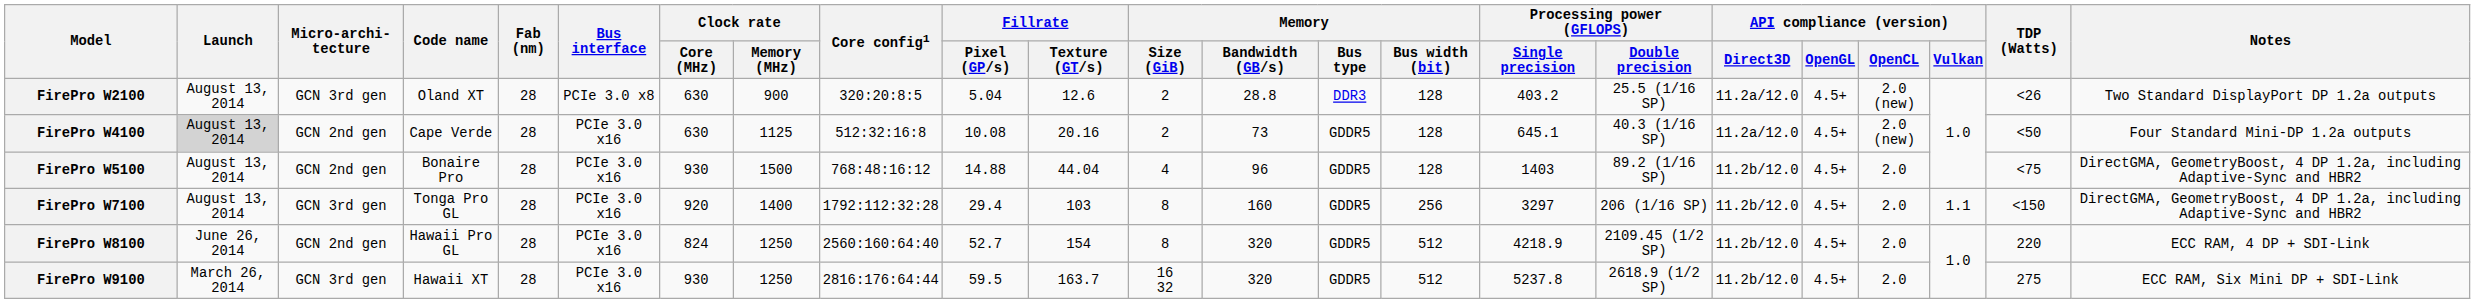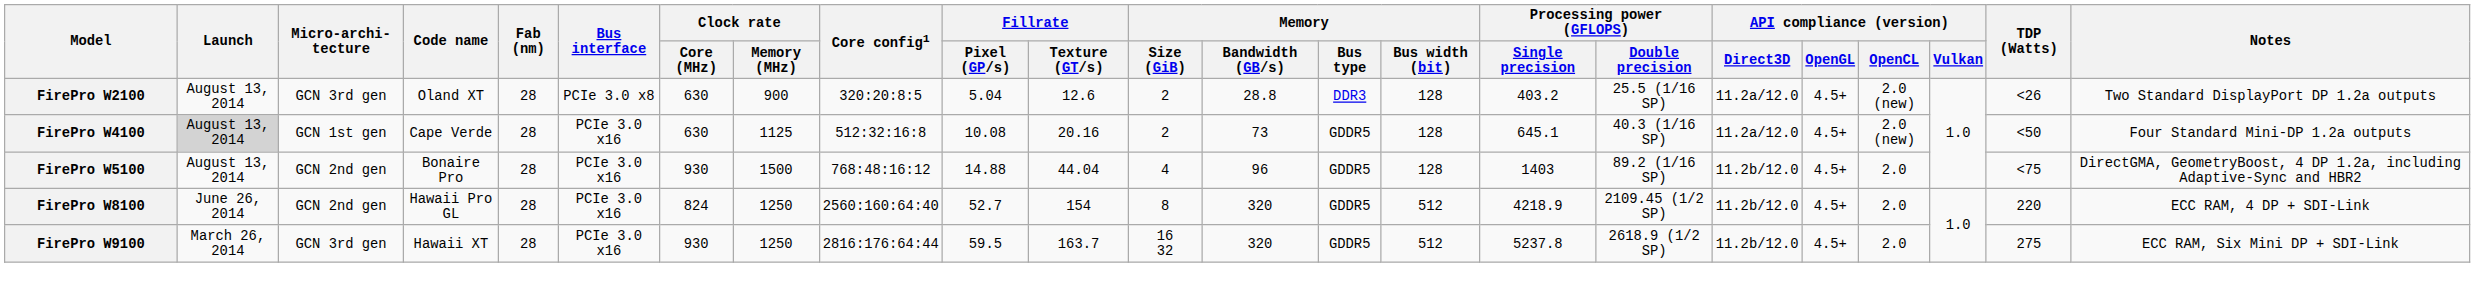(341, 133) GCN 2nd gen -> (341, 133) GCN 1st gen
- row: (91, 207)
